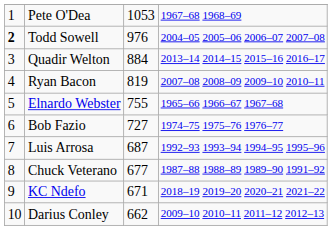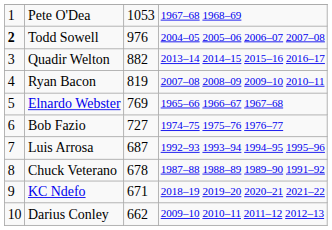(137, 59) 884 -> (137, 59) 882
(137, 103) 755 -> (137, 103) 769
(137, 170) 677 -> (137, 170) 678
